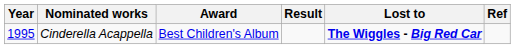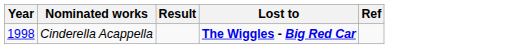- column: (219, 14)
(21, 33) 1995 -> (21, 33) 1998
